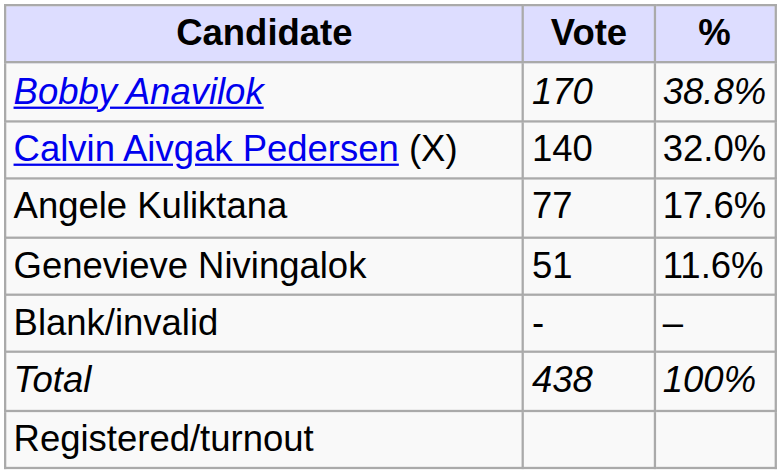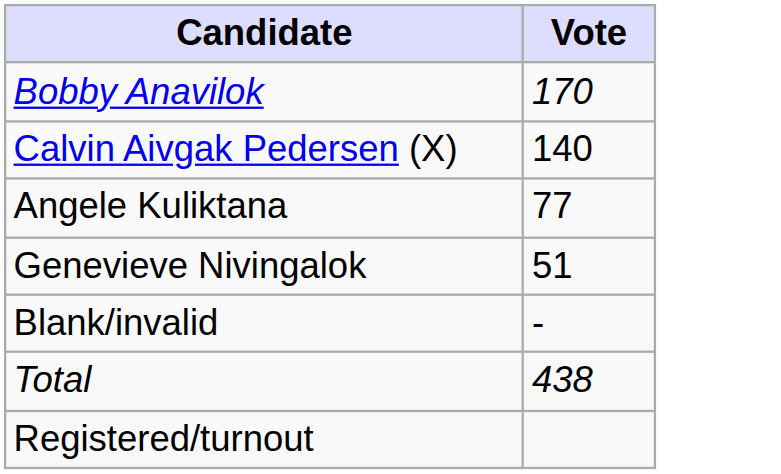- column: (714, 33)
